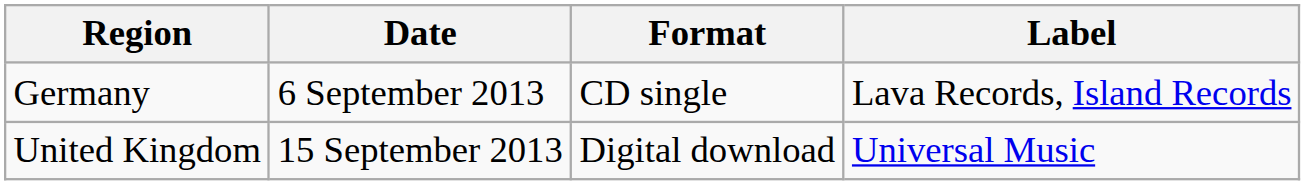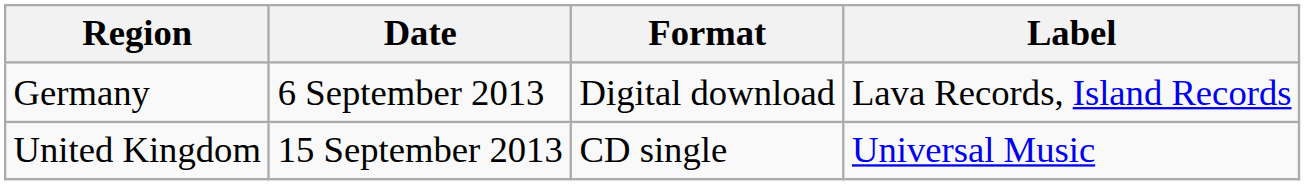(653, 91) CD single -> (707, 91) Digital download
(707, 149) Digital download -> (653, 149) CD single
